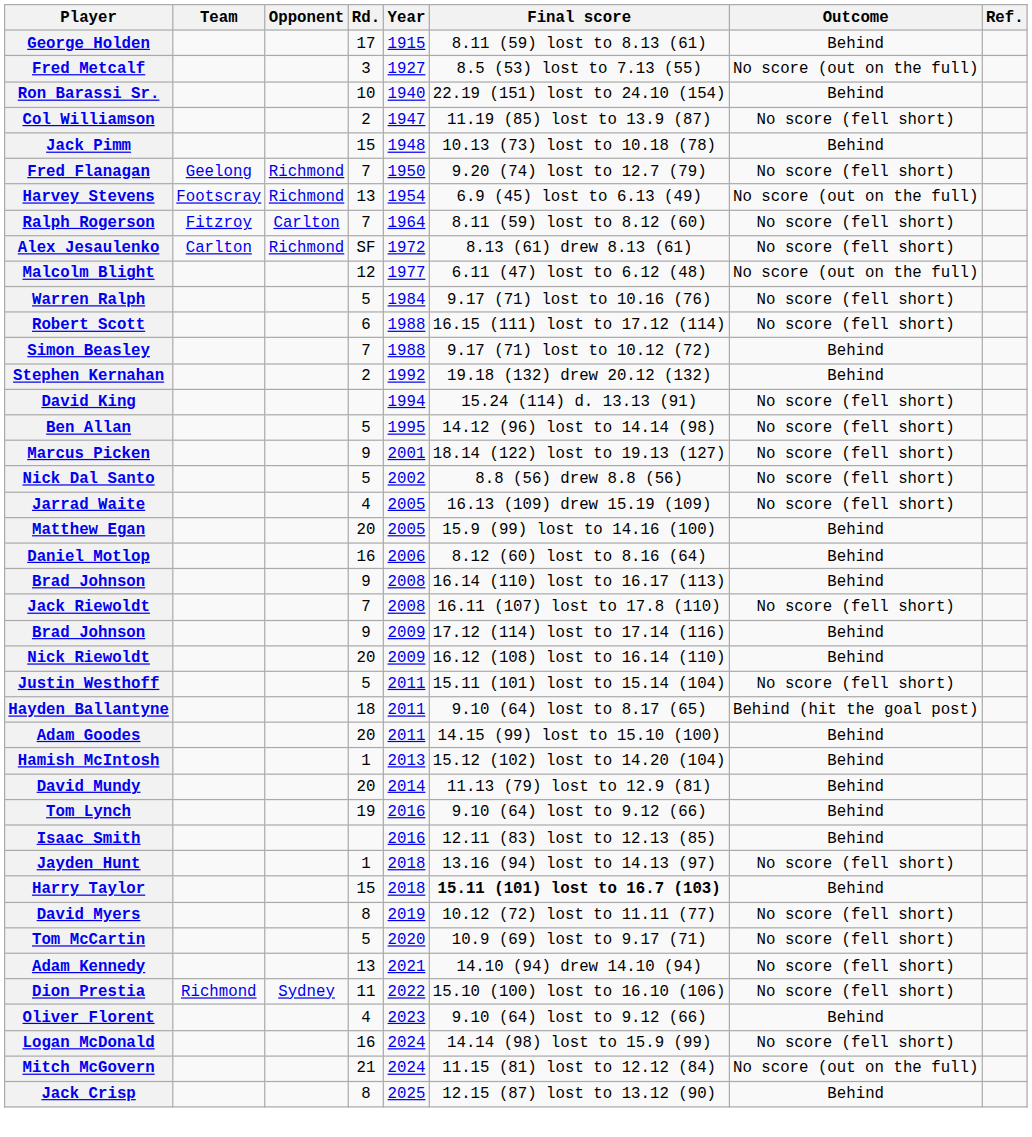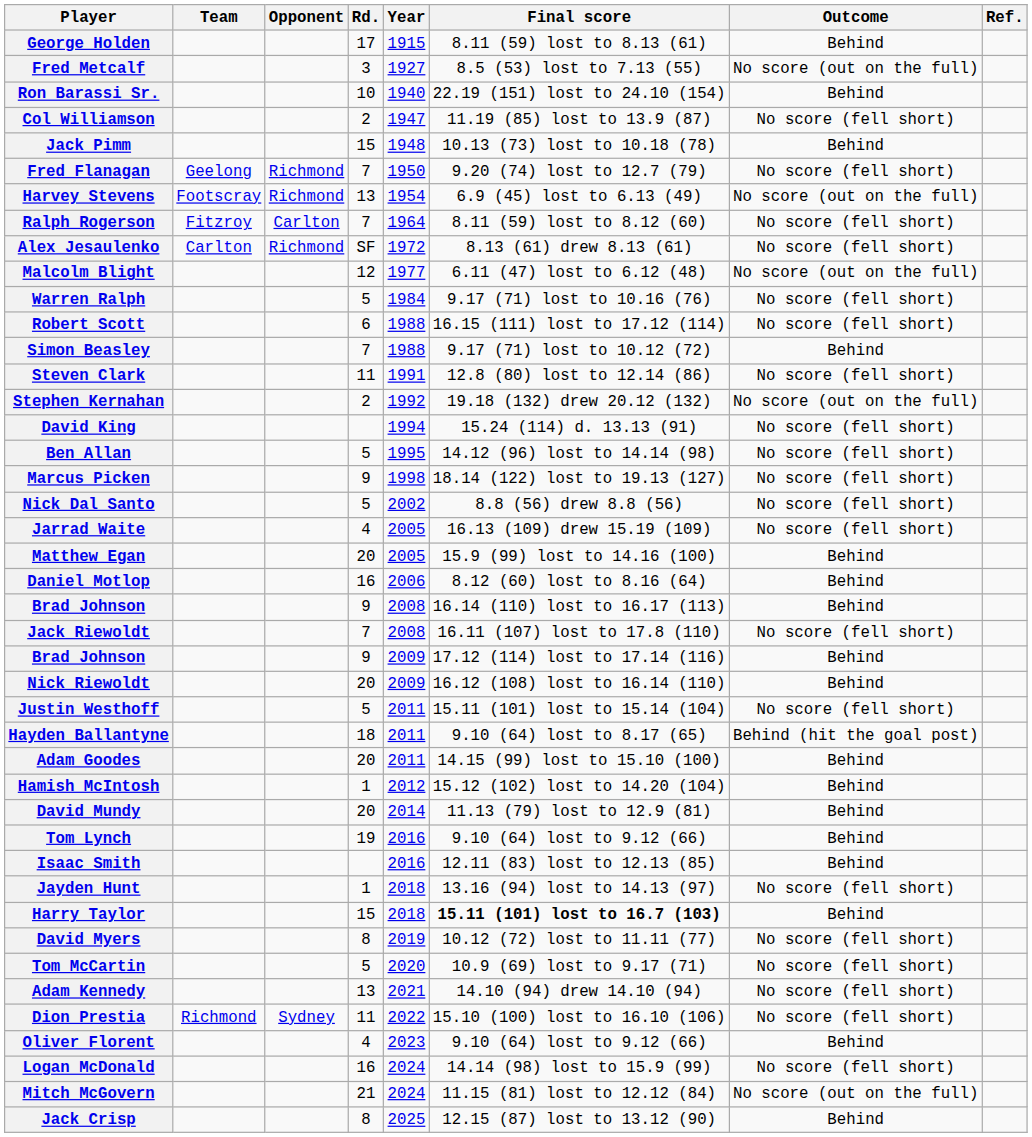+ row: (89, 376)
(856, 376) Behind -> (856, 402) No score (out on the full)
(406, 453) 2001 -> (406, 479) 1998
(406, 761) 2013 -> (406, 787) 2012
